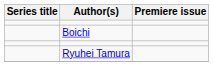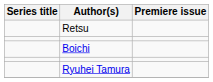+ row: (32, 28)
